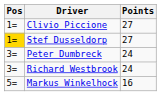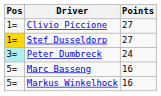(12, 55) no background -> (12, 55) paleturquoise background
- row: (72, 69)
+ row: (59, 69)
